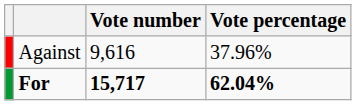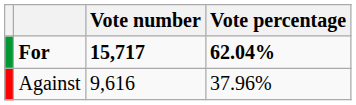rows swapped: (34, 83) <-> (50, 52)
